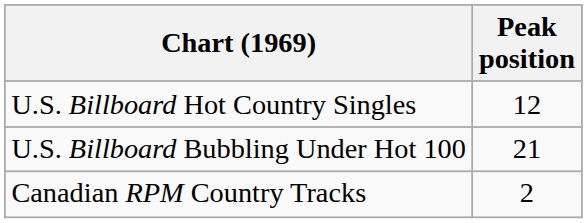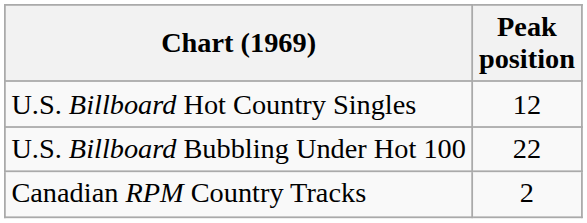(527, 148) 21 -> (527, 148) 22
